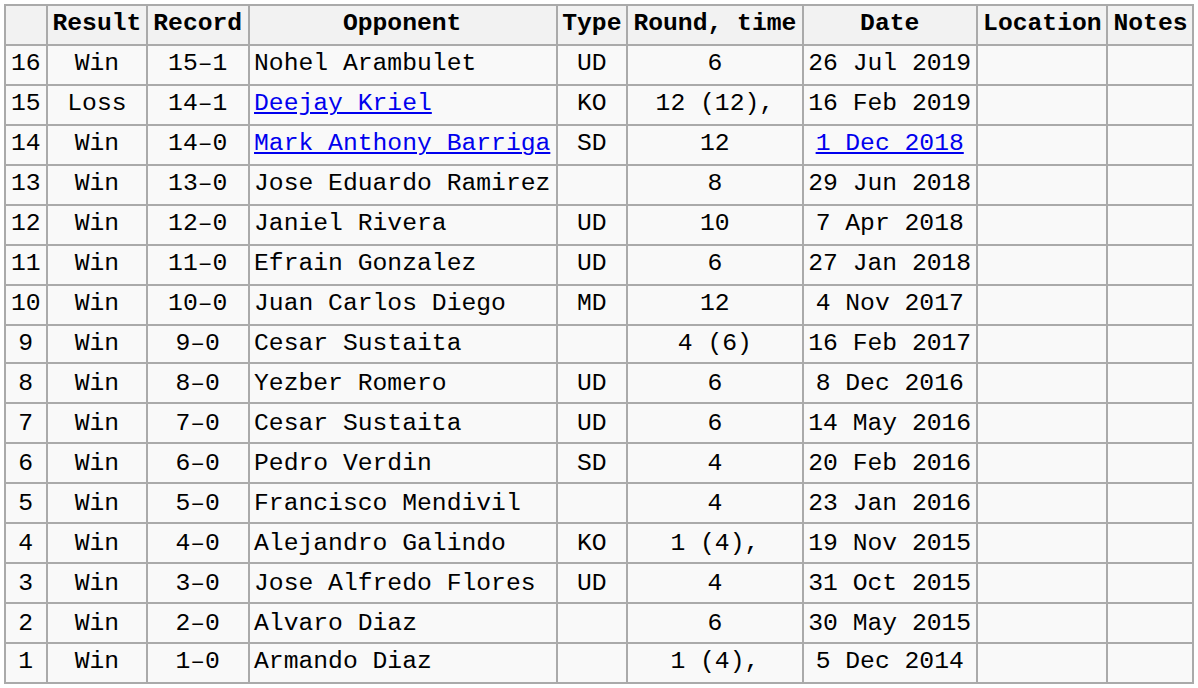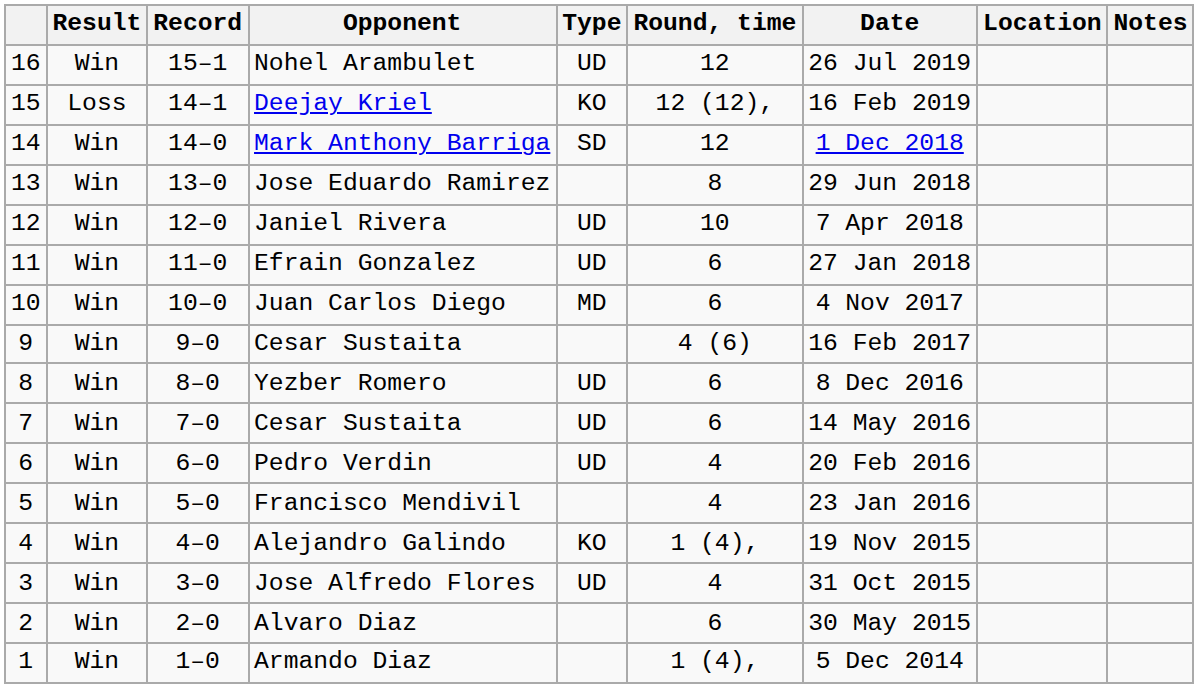(715, 65) 6 -> (715, 65) 12
(715, 304) 12 -> (715, 304) 6
(592, 464) SD -> (592, 464) UD
